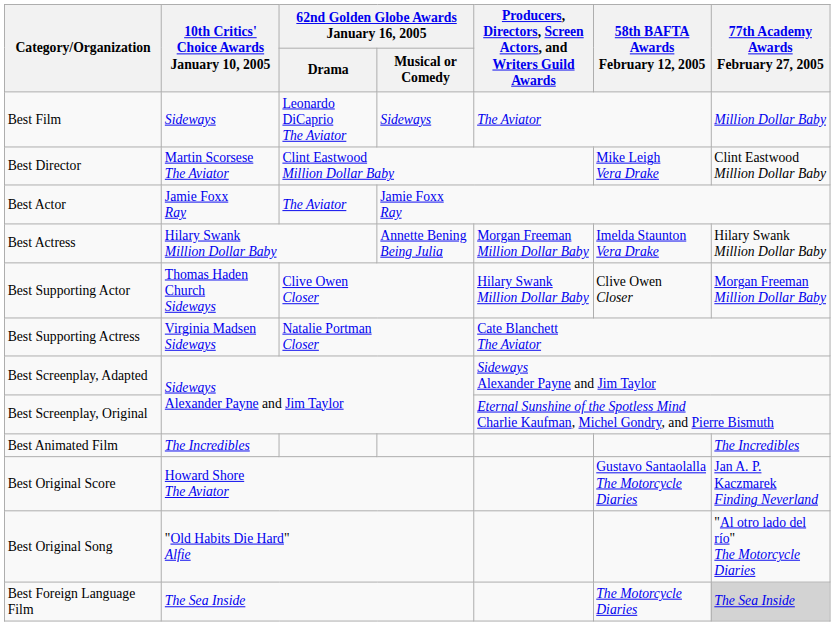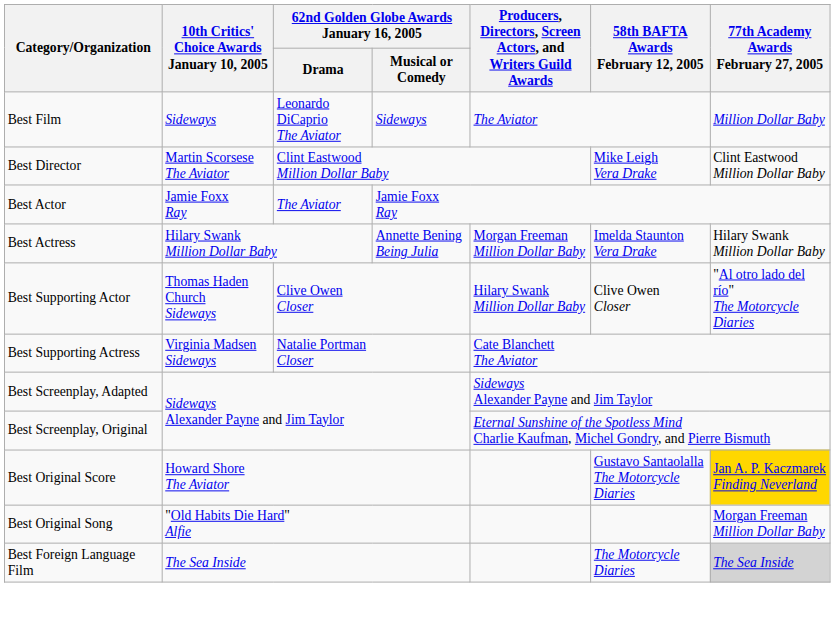(770, 290) Morgan Freeman Million Dollar Baby -> (759, 298) "Al otro lado del río" The Motorcycle Diaries
- row: (63, 445)
(766, 484) no background -> (770, 477) gold background
(760, 546) "Al otro lado del río" The Motorcycle Diaries -> (769, 524) Morgan Freeman Million Dollar Baby
